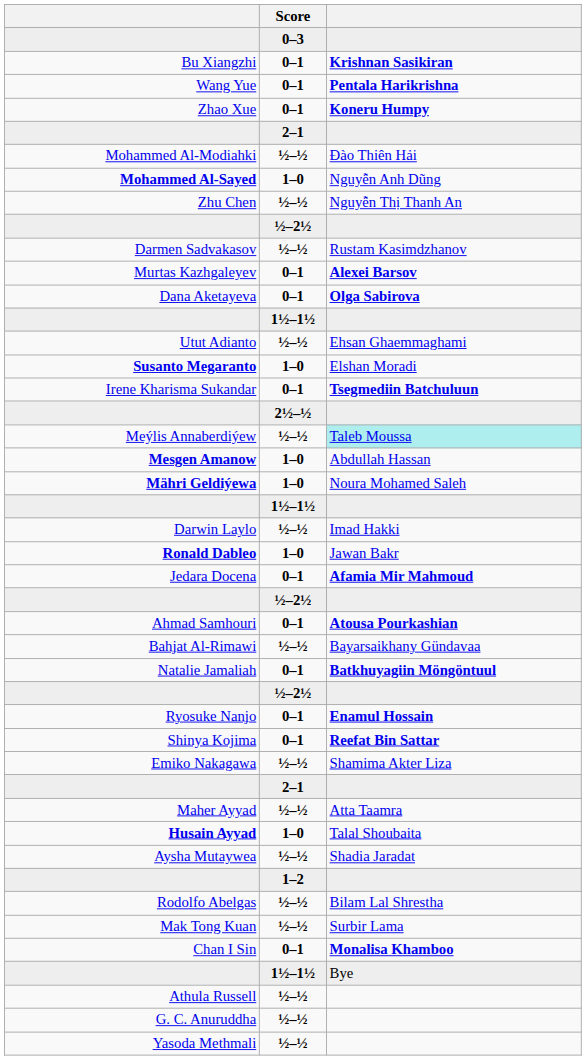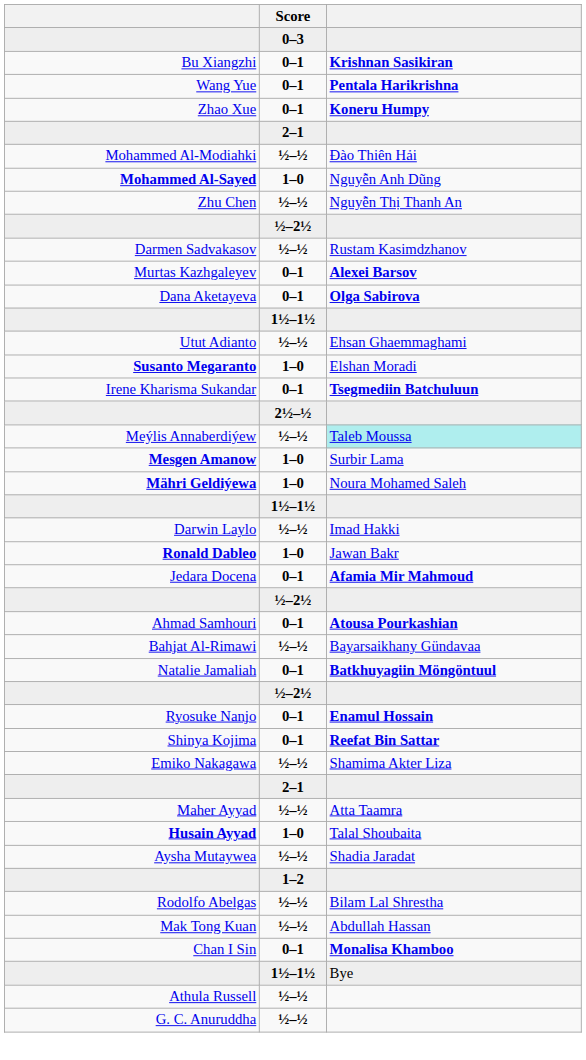(380, 459) Abdullah Hassan -> (367, 459) Surbir Lama
(367, 926) Surbir Lama -> (380, 926) Abdullah Hassan
- row: (204, 1043)
